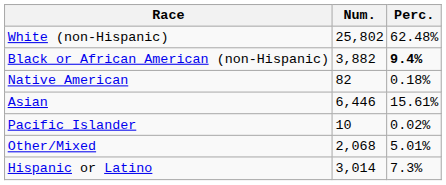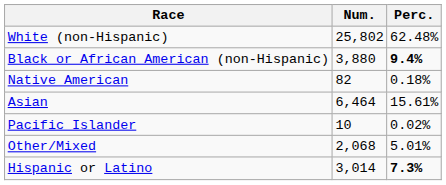(356, 59) 3,882 -> (356, 59) 3,880
(356, 103) 6,446 -> (356, 103) 6,464
(406, 168) normal -> (406, 168) bold
